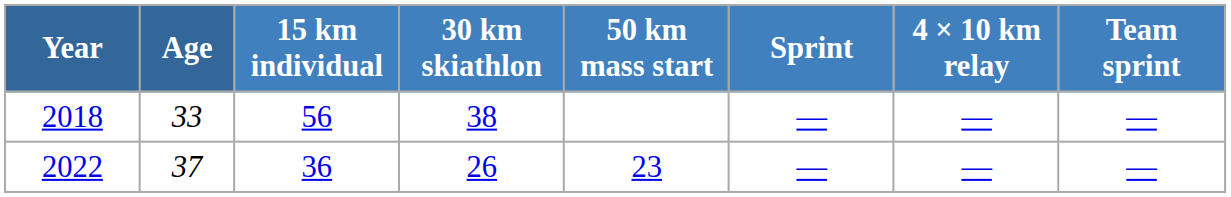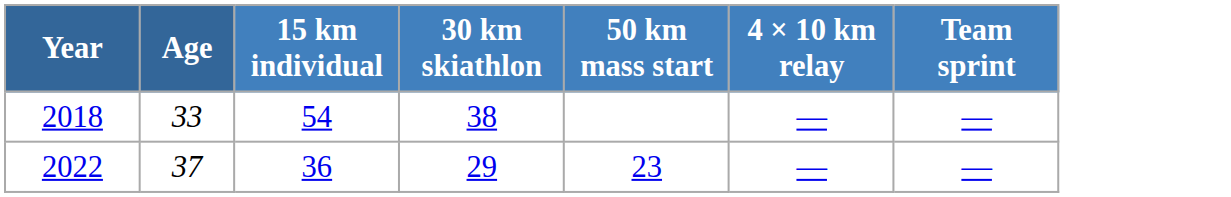- column: (812, 47)
(317, 116) 56 -> (317, 116) 54
(482, 166) 26 -> (482, 166) 29
